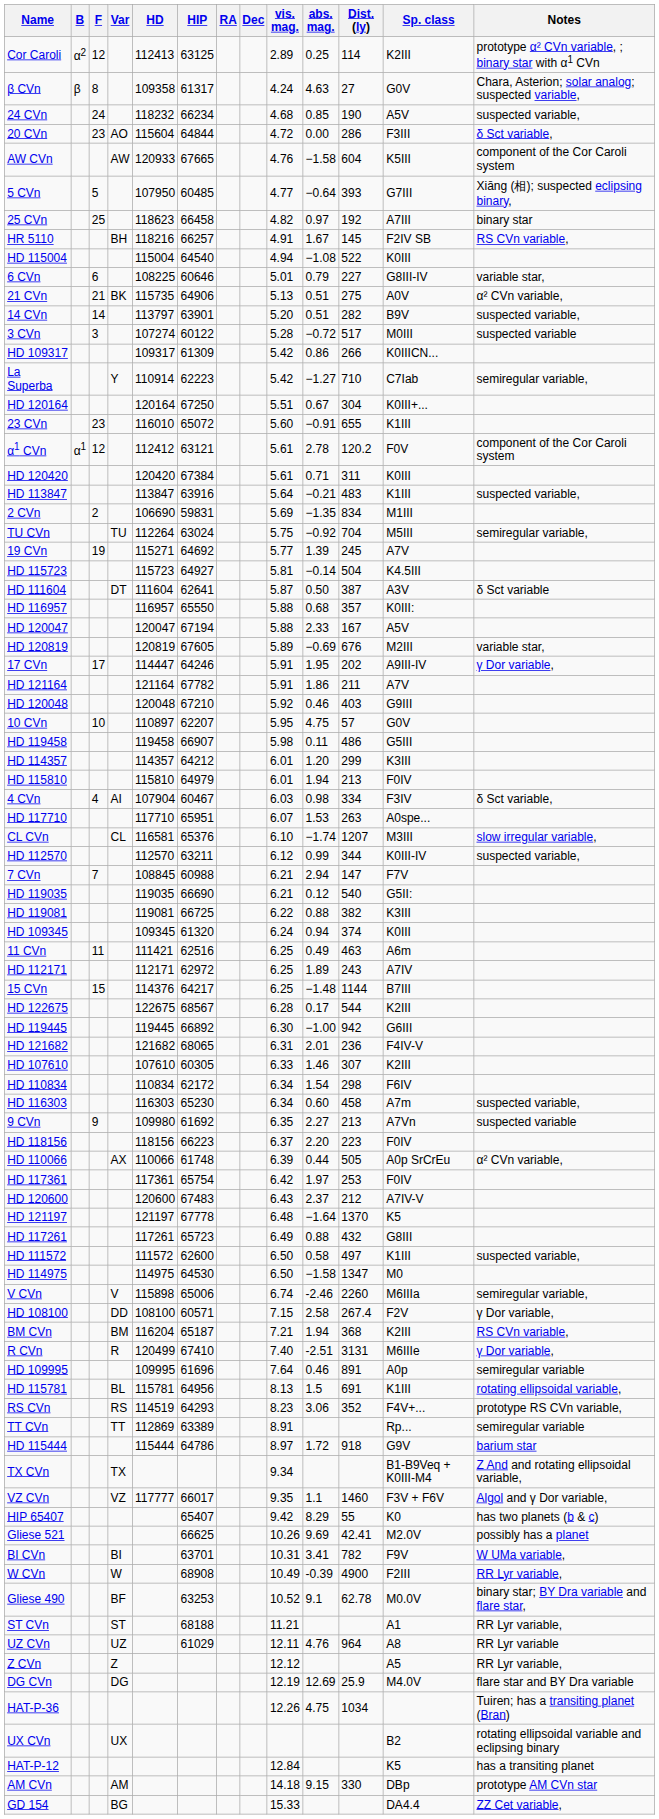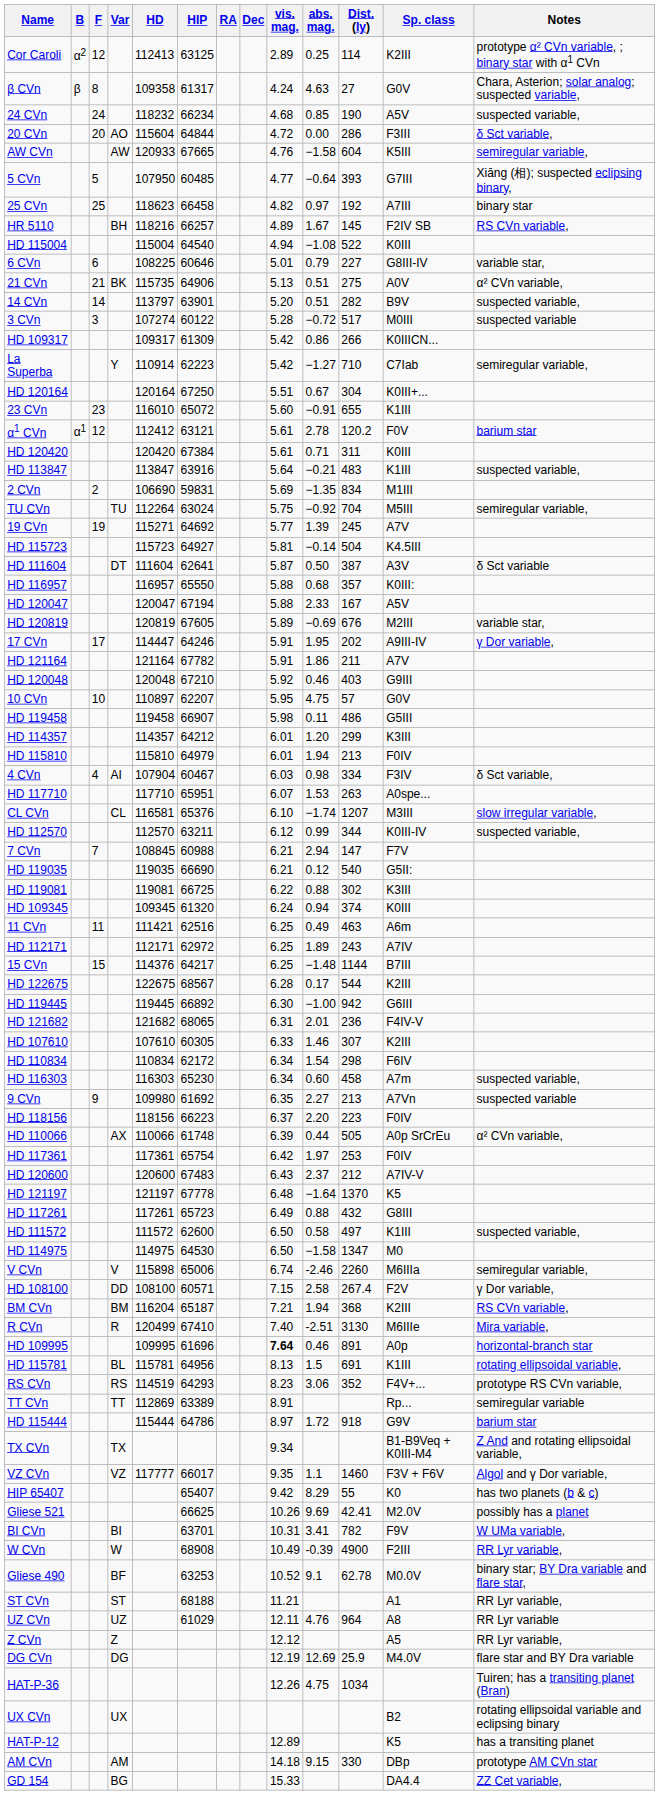(98, 133) 23 -> (98, 133) 20
(552, 159) component of the Cor Caroli system -> (532, 152) semiregular variable,
(282, 239) 4.91 -> (282, 225) 4.89
(552, 449) component of the Cor Caroli system -> (506, 431) barium star
(351, 913) 382 -> (351, 889) 302
(355, 1351) 3131 -> (355, 1327) 3130
(515, 1351) γ Dor variable, -> (512, 1327) Mira variable,
(282, 1370) normal -> (282, 1346) bold
(530, 1370) semiregular variable -> (535, 1346) horizontal-branch star
(285, 1766) 12.84 -> (285, 1742) 12.89
